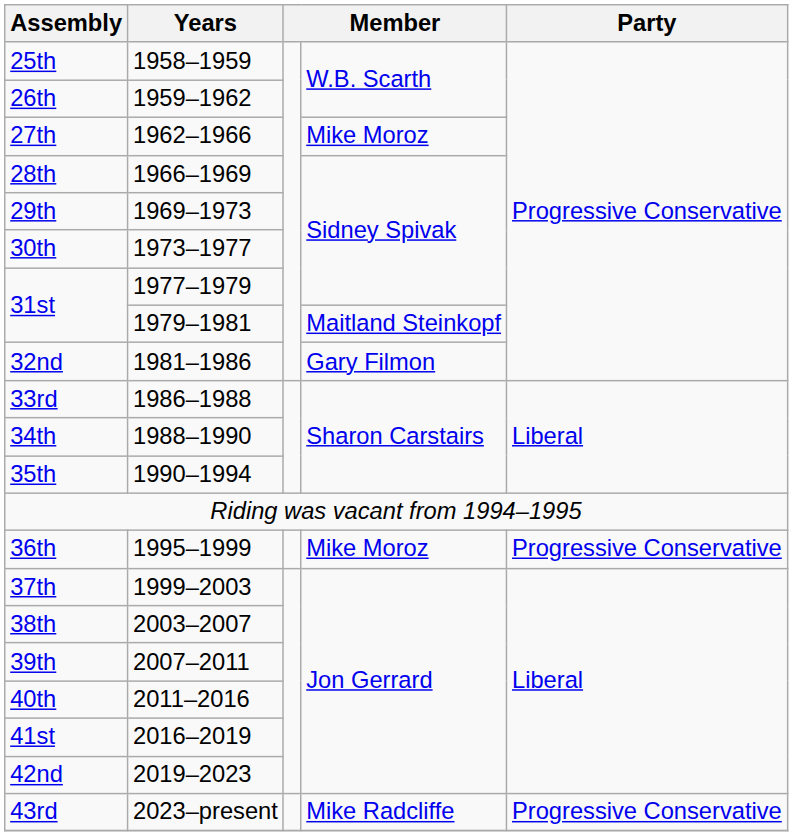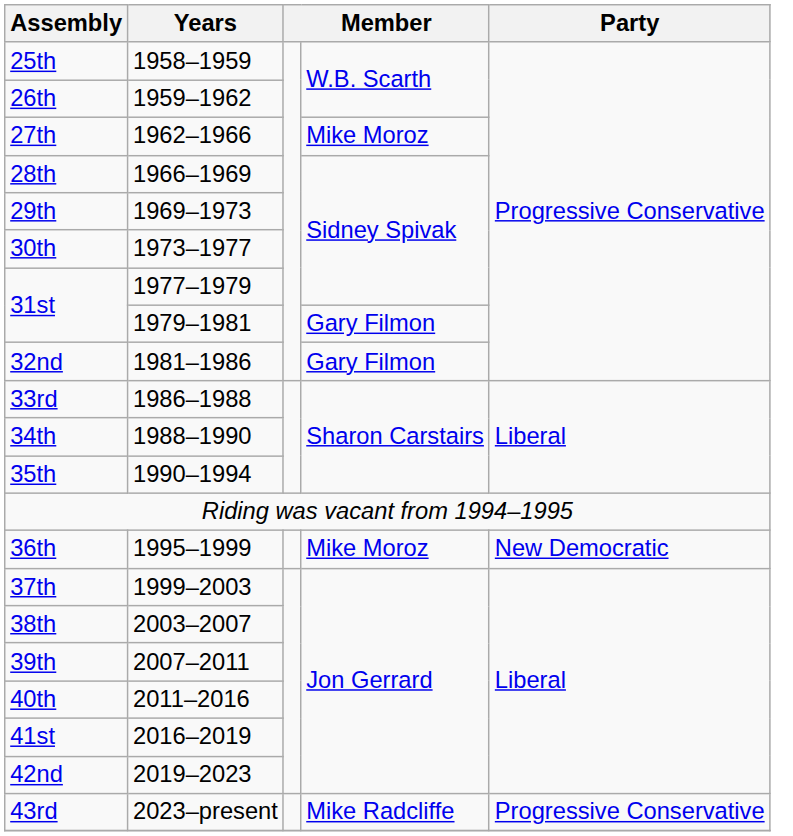(404, 323) Maitland Steinkopf -> (371, 323) Gary Filmon
(647, 549) Progressive Conservative -> (582, 549) New Democratic
